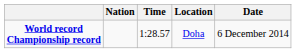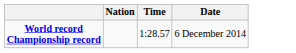- column: (193, 12)
